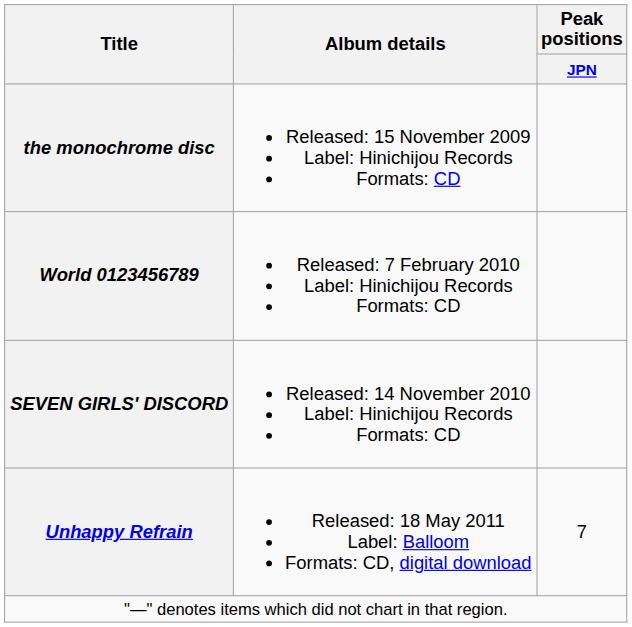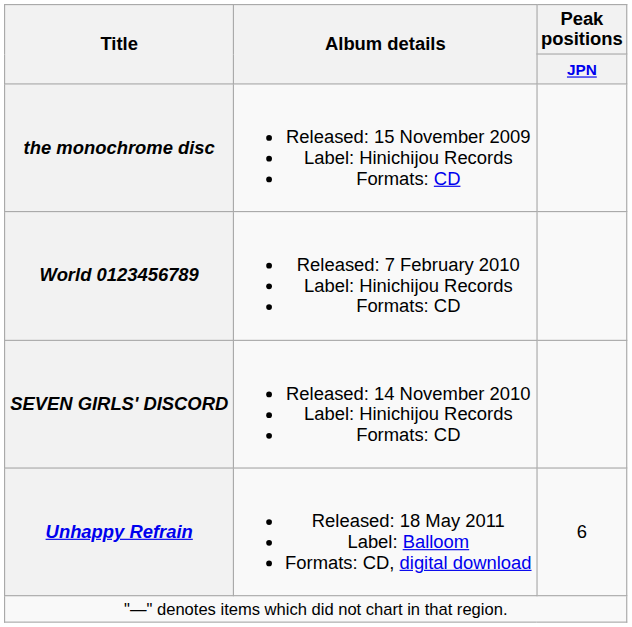(582, 531) 7 -> (582, 531) 6
